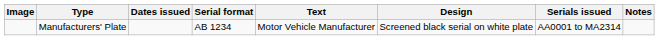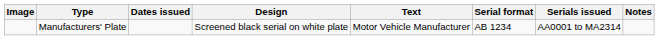columns swapped: (456, 12) <-> (224, 12)
